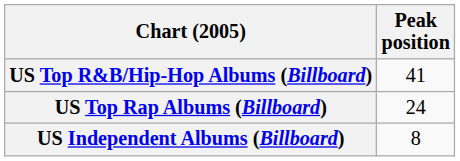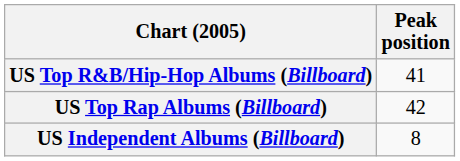(416, 107) 24 -> (416, 107) 42
